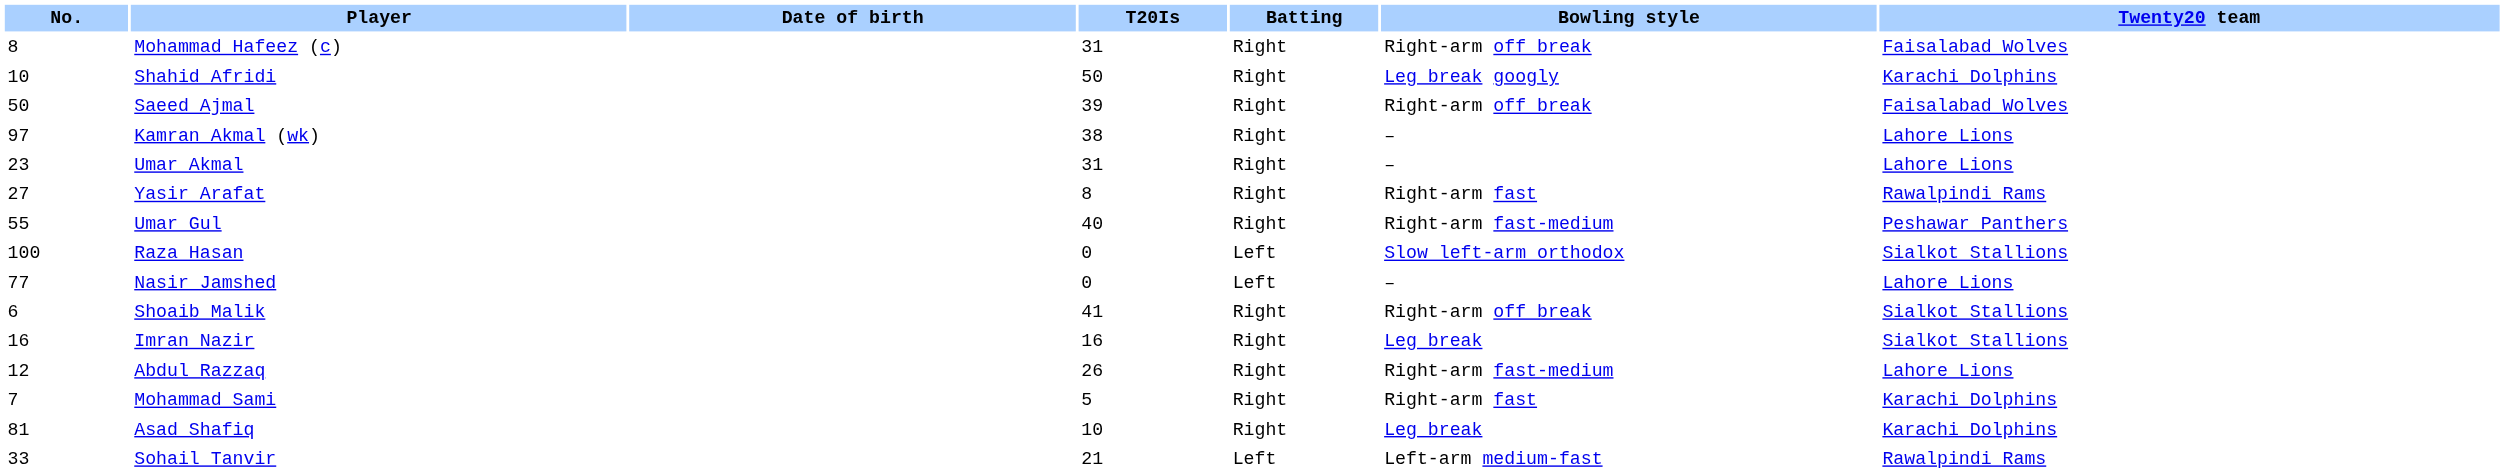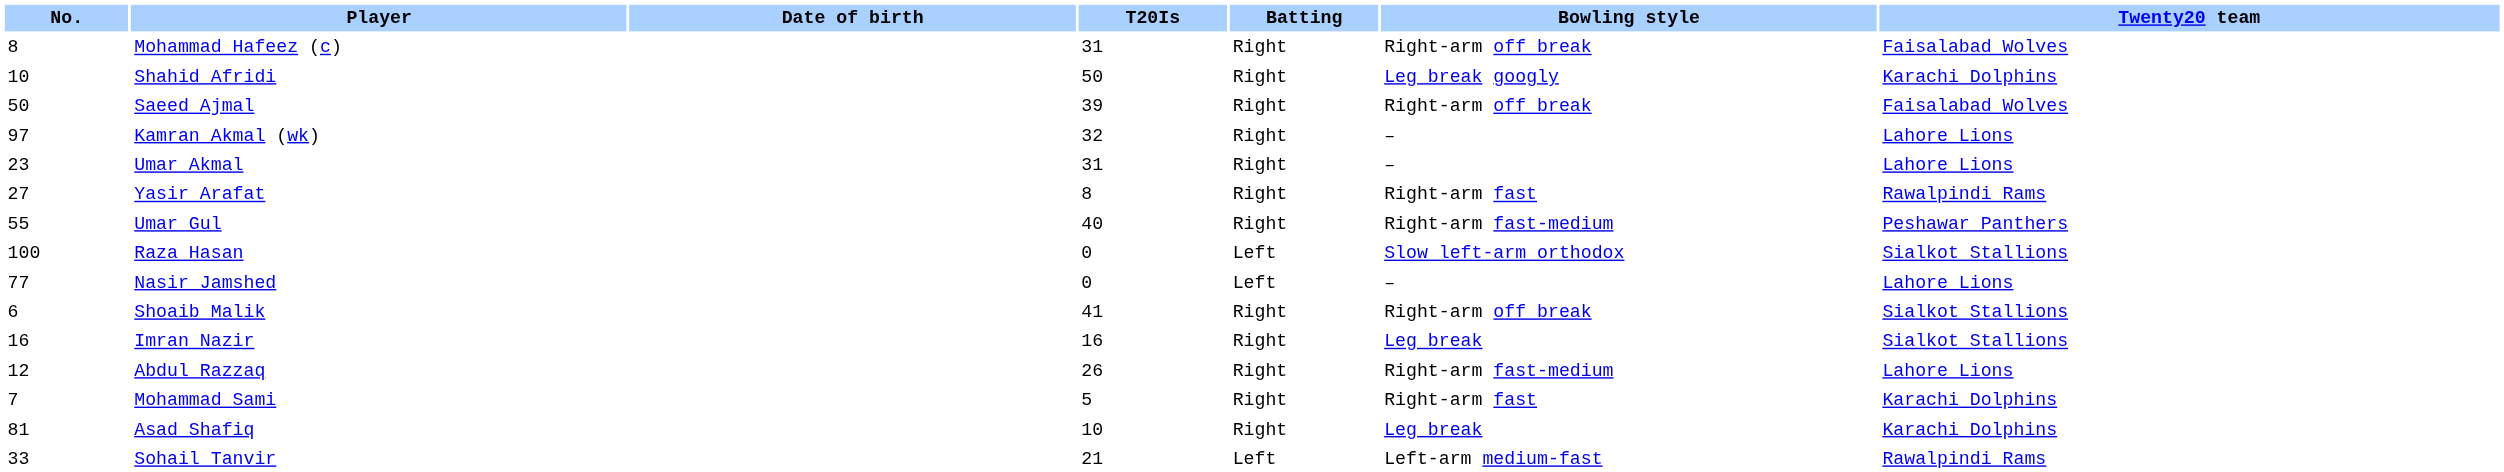(1092, 136) 38 -> (1092, 136) 32
